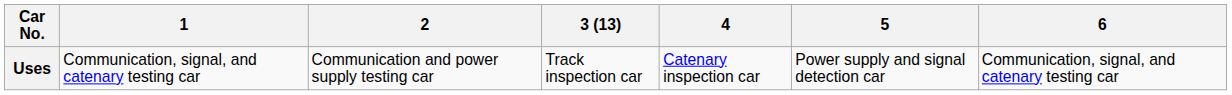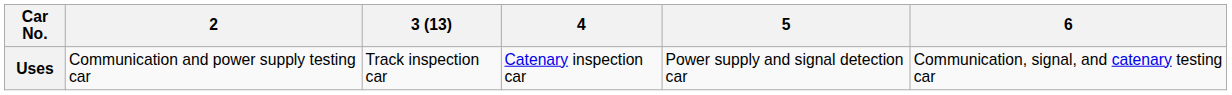- column: (184, 25)
